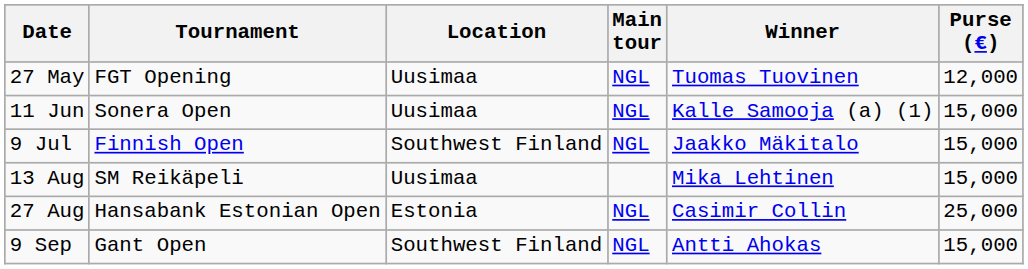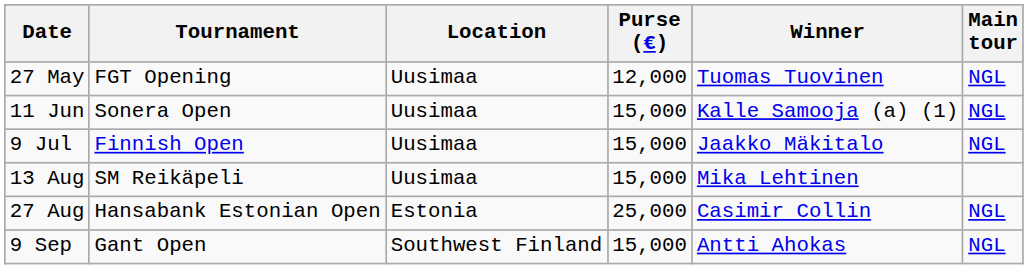columns swapped: (981, 34) <-> (637, 34)
(496, 146) Southwest Finland -> (434, 146) Uusimaa
